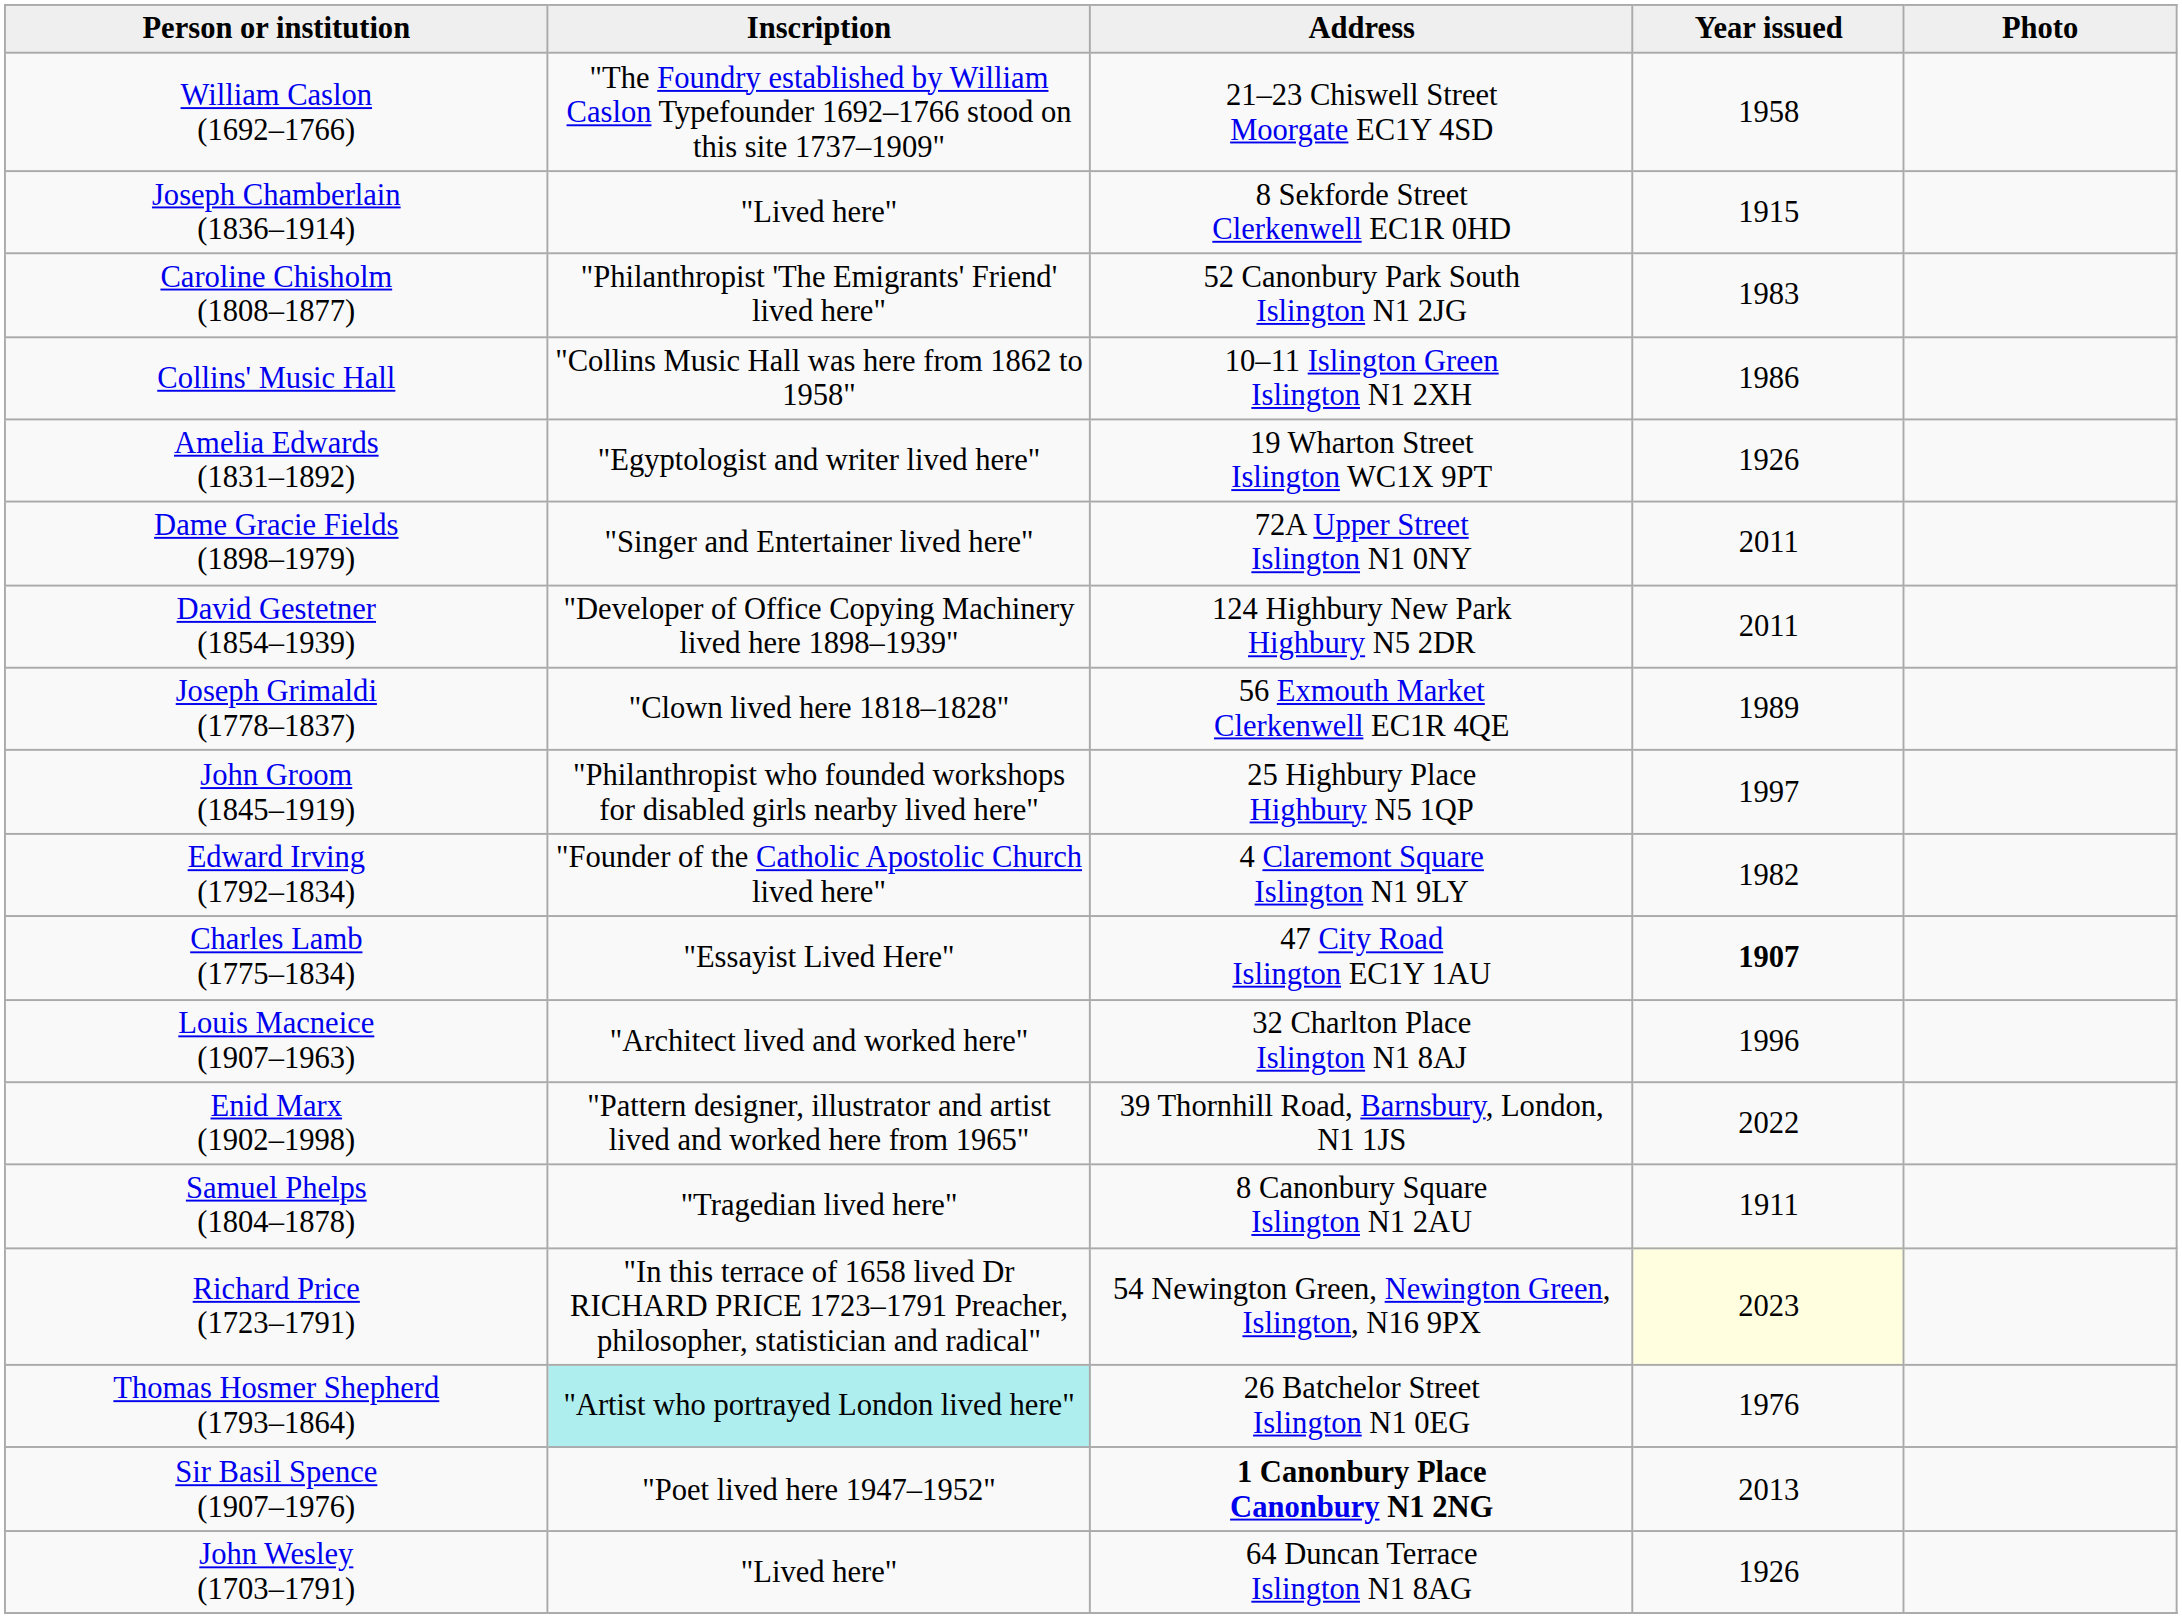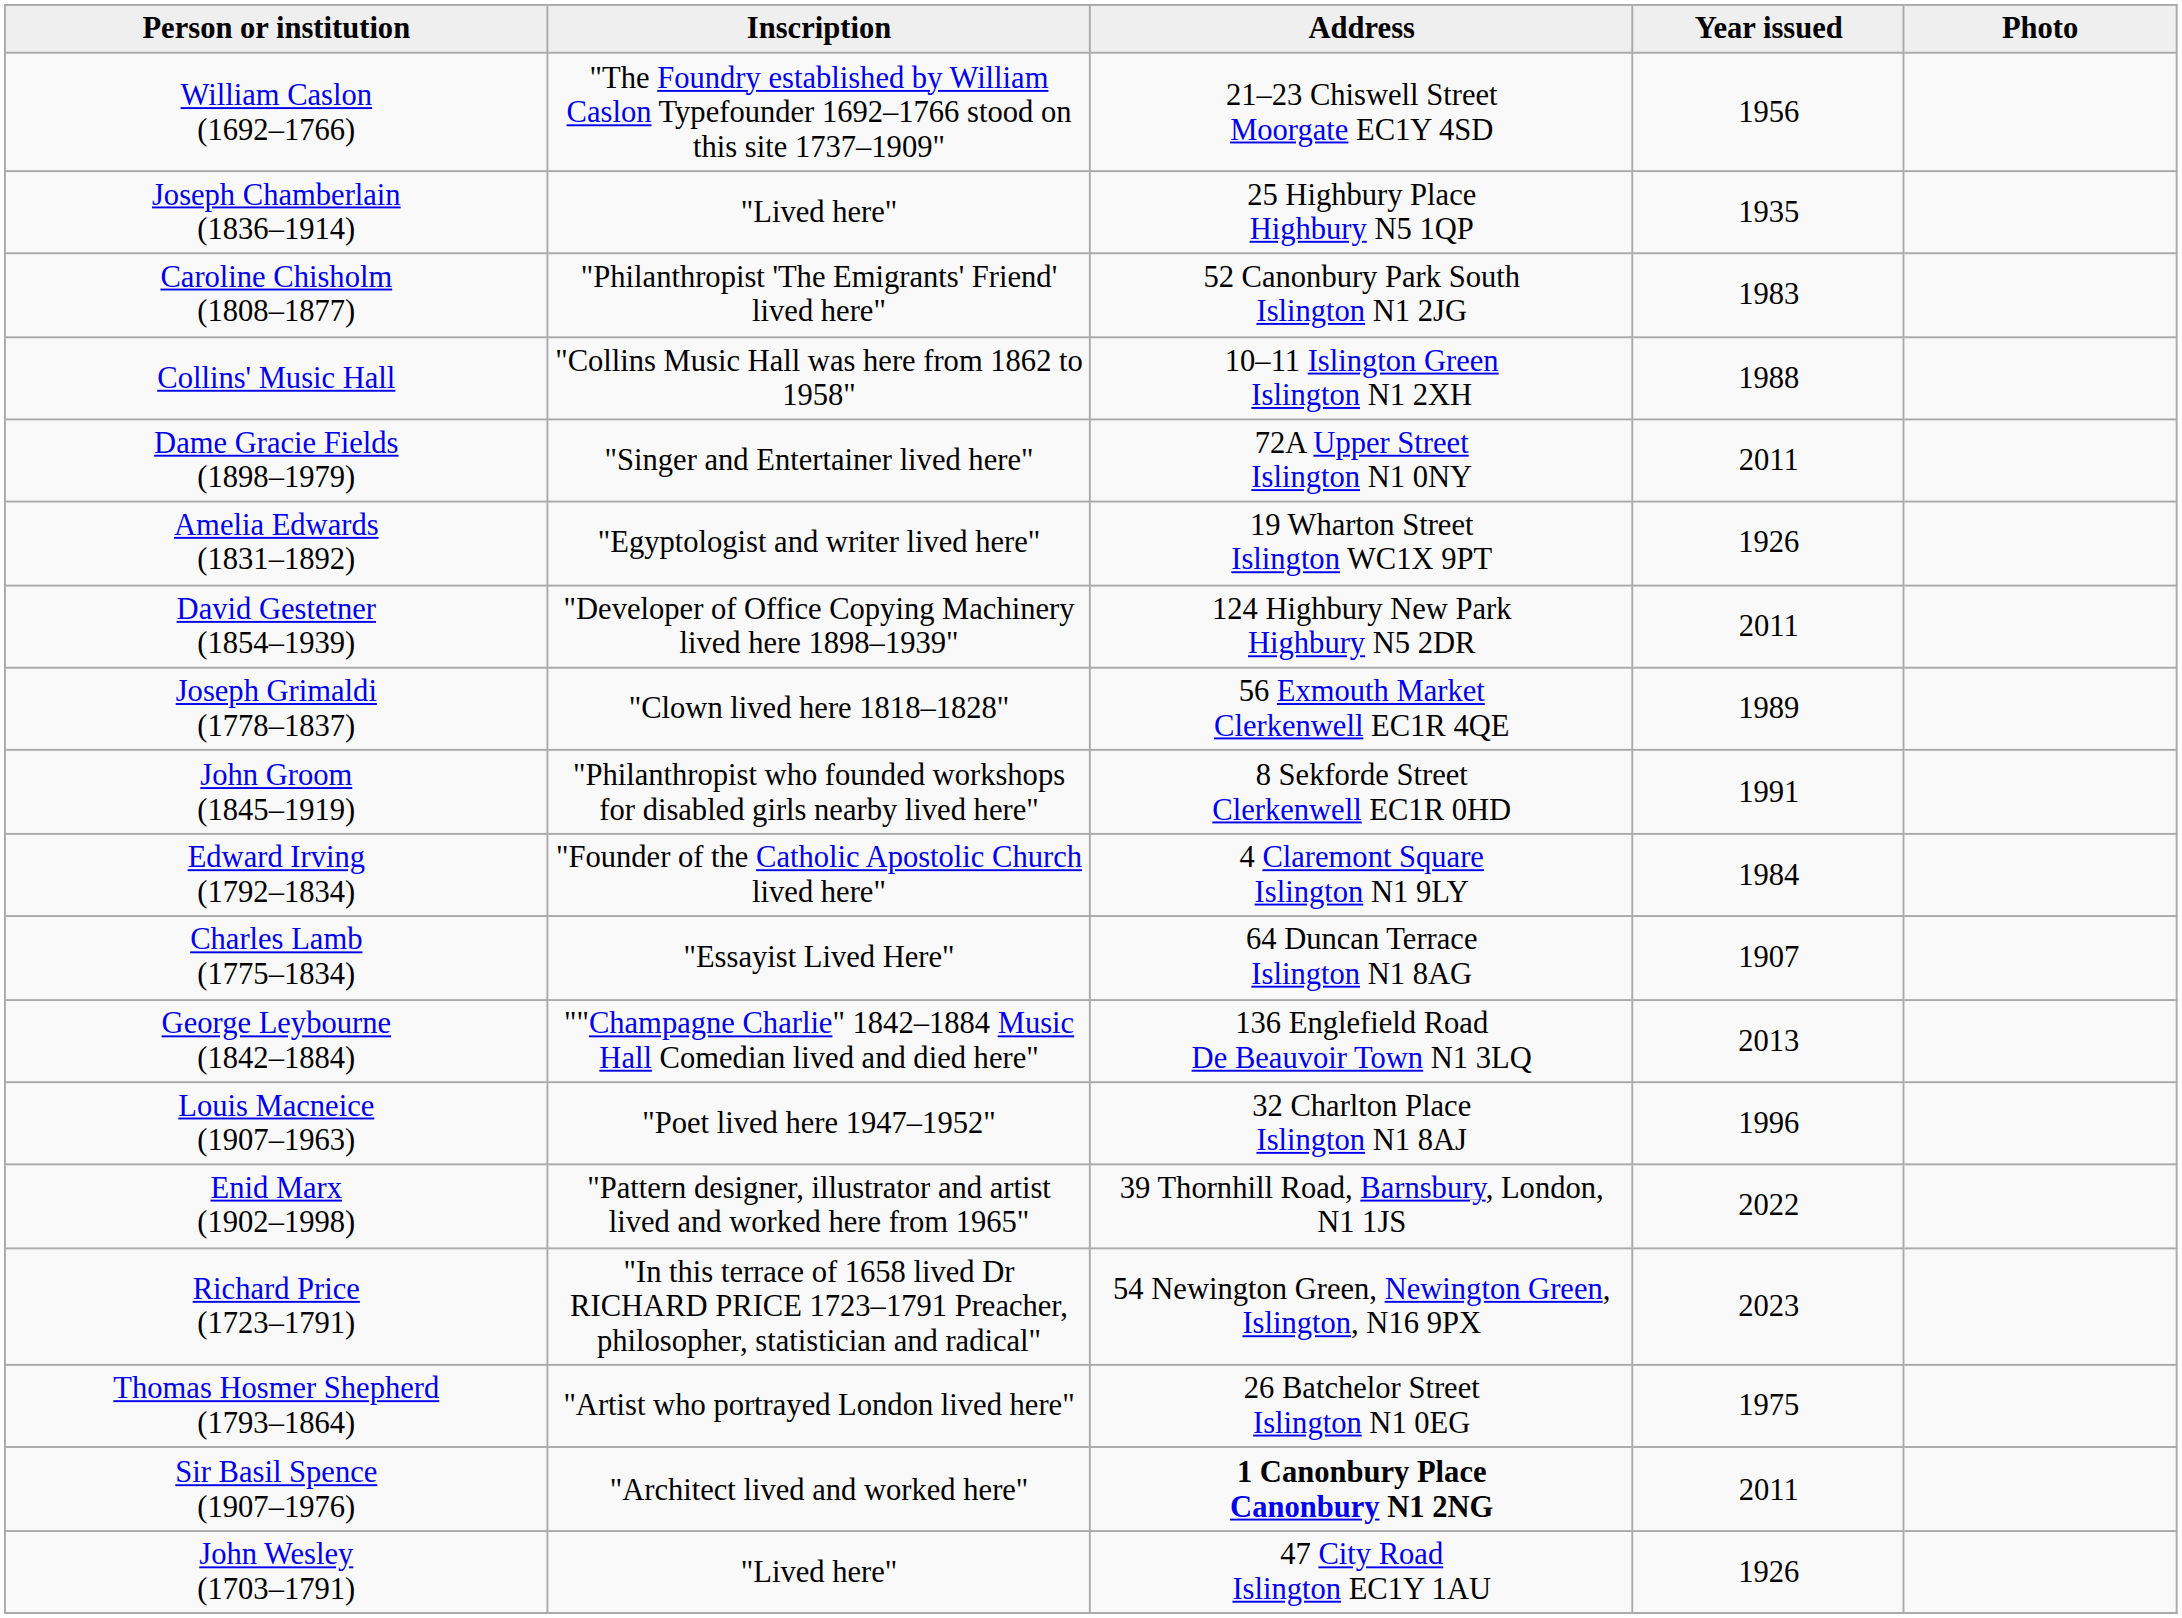(1769, 111) 1958 -> (1769, 111) 1956
(1362, 211) 8 Sekforde Street Clerkenwell EC1R 0HD -> (1362, 211) 25 Highbury Place Highbury N5 1QP
(1769, 211) 1915 -> (1769, 211) 1935
(1769, 377) 1986 -> (1769, 377) 1988
rows swapped: (276, 460) <-> (276, 543)
(1362, 791) 25 Highbury Place Highbury N5 1QP -> (1362, 791) 8 Sekforde Street Clerkenwell EC1R 0HD
(1769, 791) 1997 -> (1769, 791) 1991
(1769, 874) 1982 -> (1769, 874) 1984
(1362, 957) 47 City Road Islington EC1Y 1AU -> (1362, 957) 64 Duncan Terrace Islington N1 8AG
(1769, 957) bold -> (1769, 957) normal
+ row: (276, 1040)
(819, 1040) "Architect lived and worked here" -> (819, 1122) "Poet lived here 1947–1952"
- row: (276, 1205)
(1769, 1305) lightyellow background -> (1769, 1305) no background
(819, 1405) paleturquoise background -> (819, 1405) no background
(1769, 1405) 1976 -> (1769, 1405) 1975
(819, 1488) "Poet lived here 1947–1952" -> (819, 1488) "Architect lived and worked here"
(1769, 1488) 2013 -> (1769, 1488) 2011
(1362, 1571) 64 Duncan Terrace Islington N1 8AG -> (1362, 1571) 47 City Road Islington EC1Y 1AU
